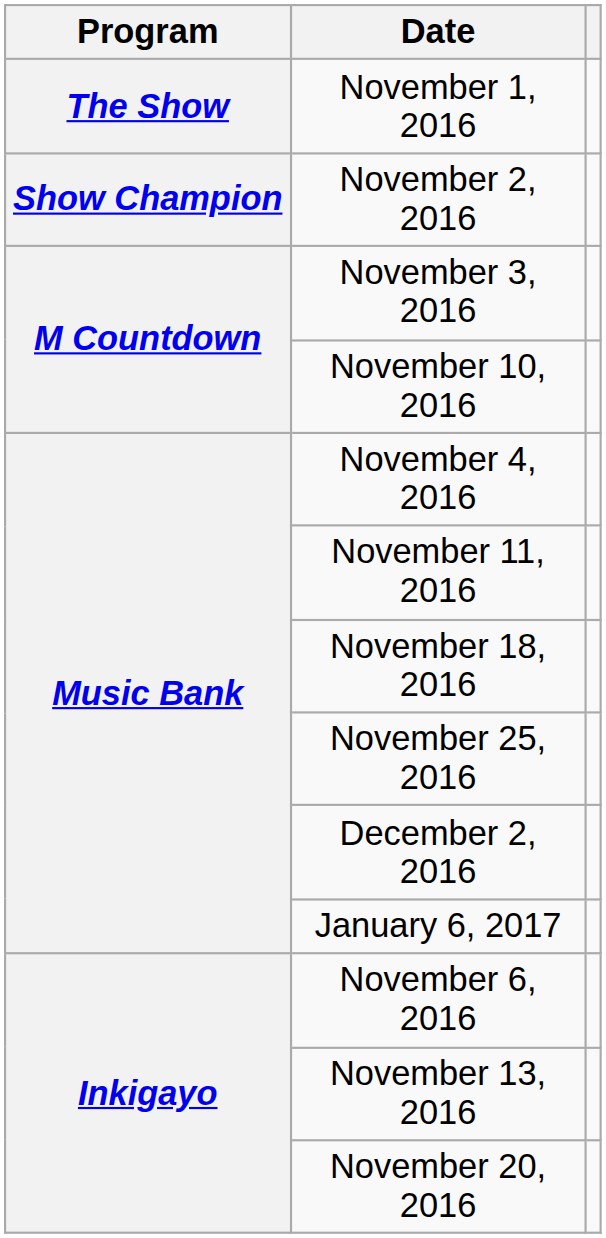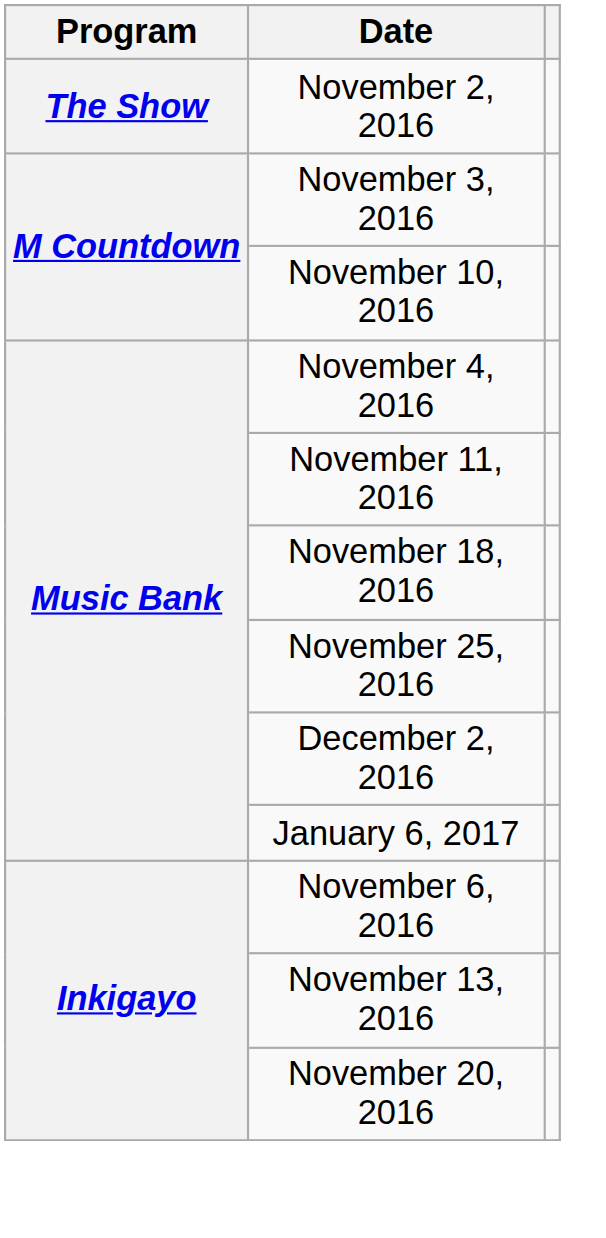- row: (438, 105)
(148, 198) Show Champion -> (127, 105) The Show
